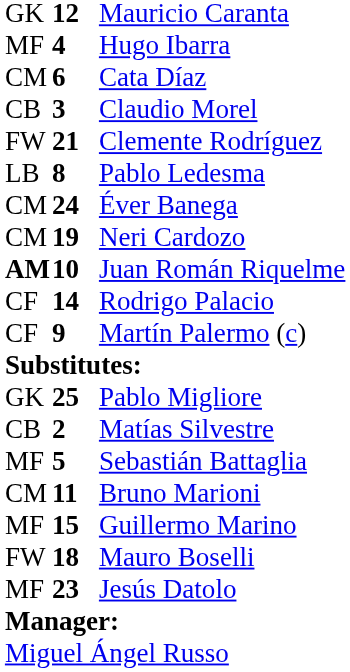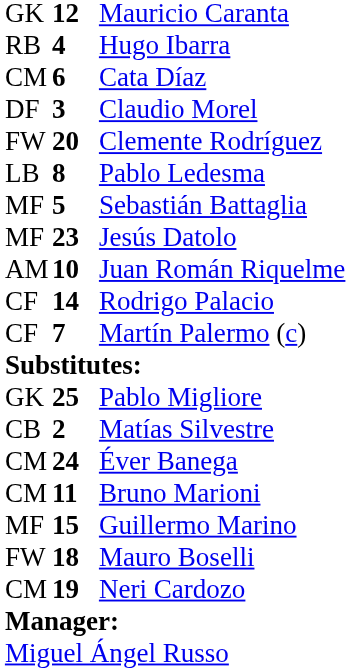(24, 45) MF -> (23, 45) RB
(23, 109) CB -> (22, 109) DF
(65, 141) 21 -> (65, 141) 20
rows swapped: (168, 205) <-> (203, 460)
rows swapped: (172, 237) <-> (168, 588)
(27, 269) bold -> (27, 269) normal
(59, 333) 9 -> (59, 333) 7
